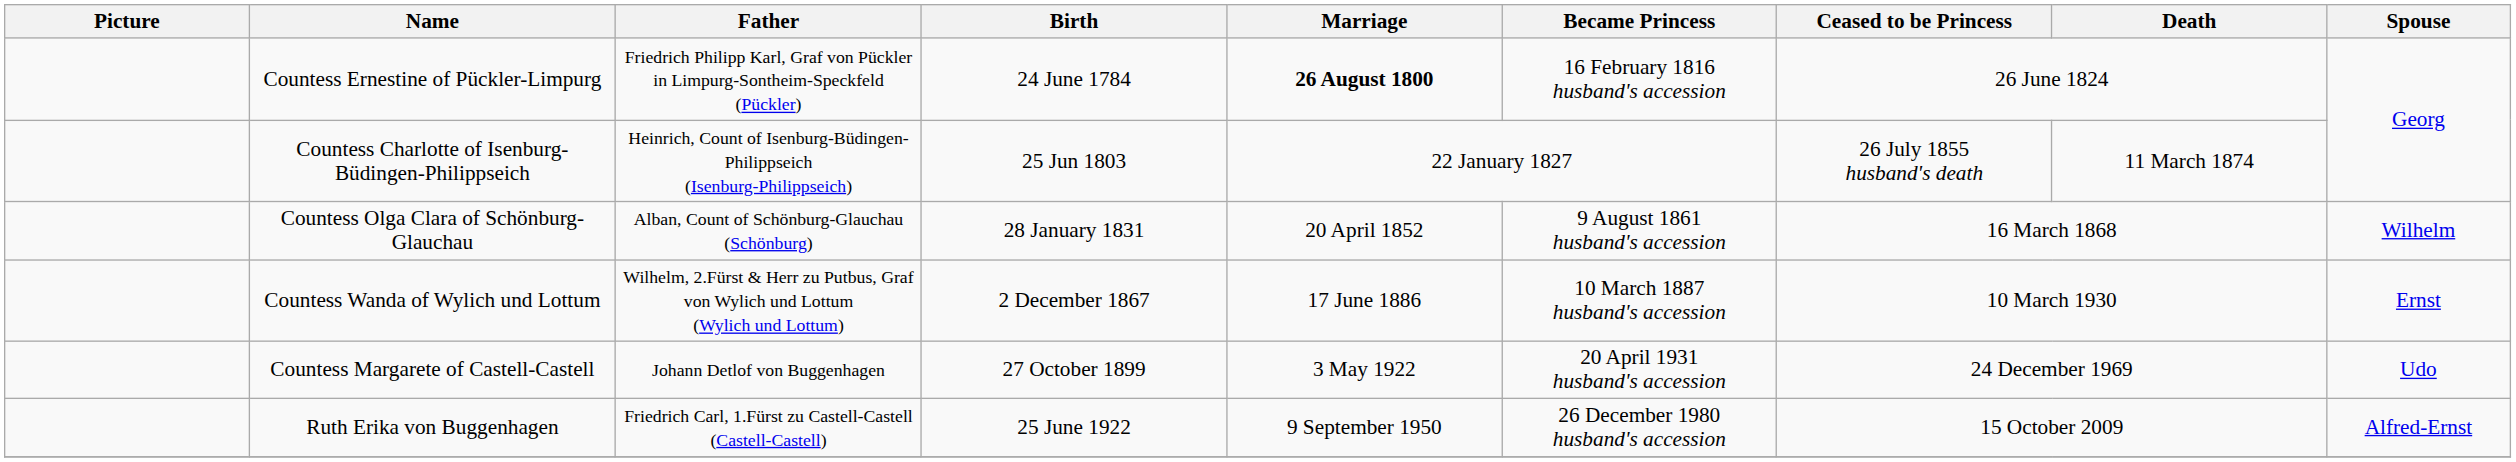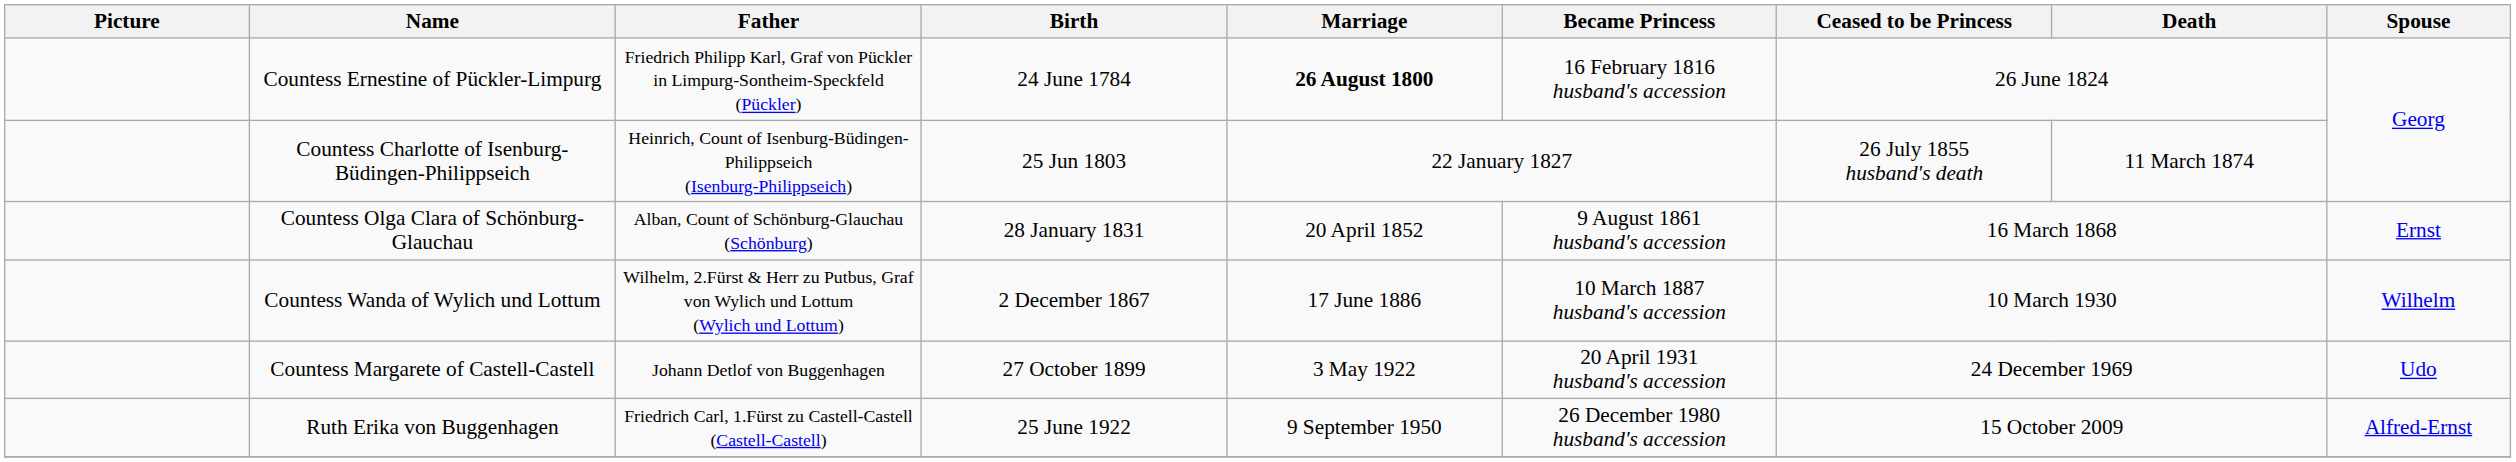(2418, 230) Wilhelm -> (2418, 230) Ernst
(2418, 300) Ernst -> (2418, 300) Wilhelm
